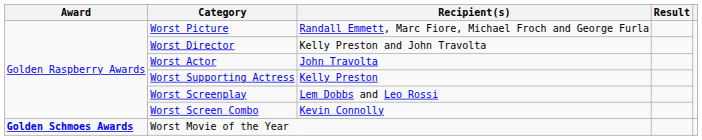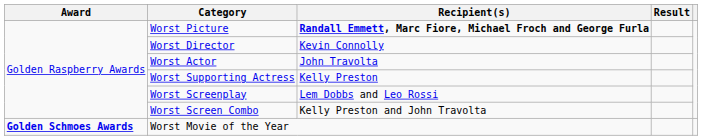(474, 29) normal -> (474, 29) bold
(393, 45) Kelly Preston and John Travolta -> (342, 45) Kevin Connolly
(342, 110) Kevin Connolly -> (393, 110) Kelly Preston and John Travolta
